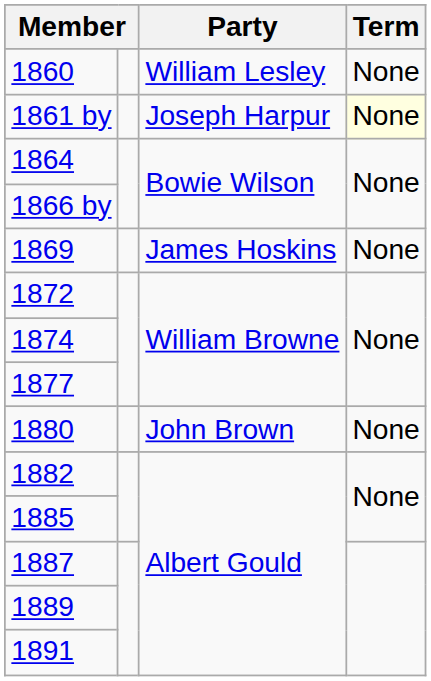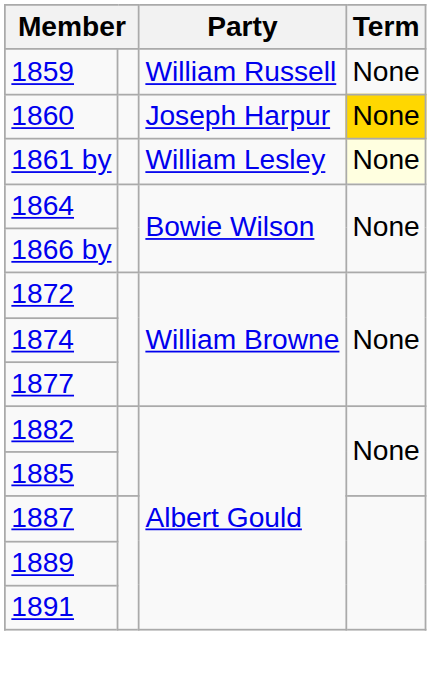+ row: (43, 71)
(235, 71) William Lesley -> (238, 116) Joseph Harpur
(386, 71) no background -> (386, 116) gold background
(238, 116) Joseph Harpur -> (235, 160) William Lesley
- row: (43, 250)
- row: (43, 428)
